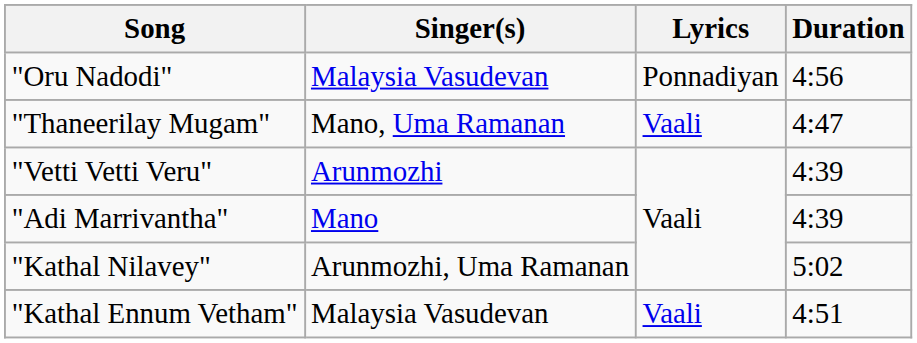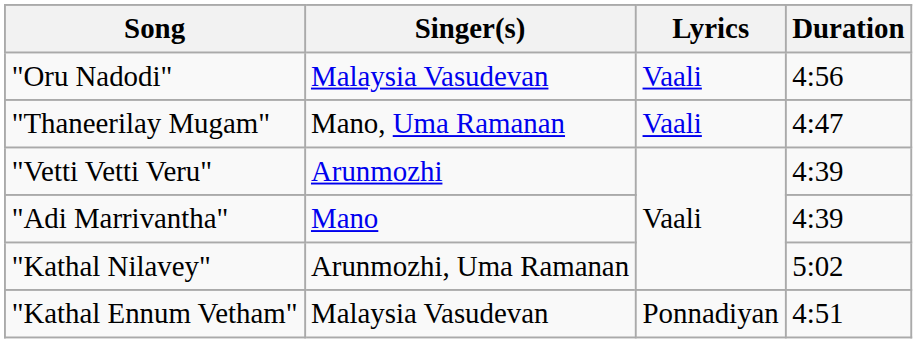(711, 76) Ponnadiyan -> (672, 76) Vaali
(672, 314) Vaali -> (711, 314) Ponnadiyan
